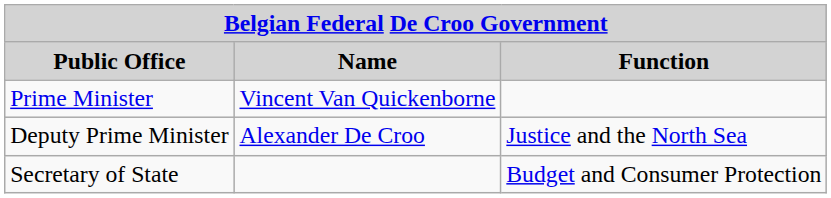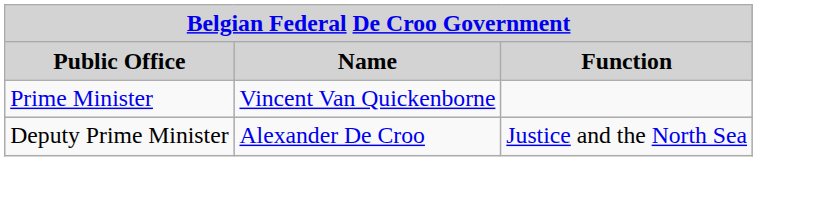- row: (94, 173)
